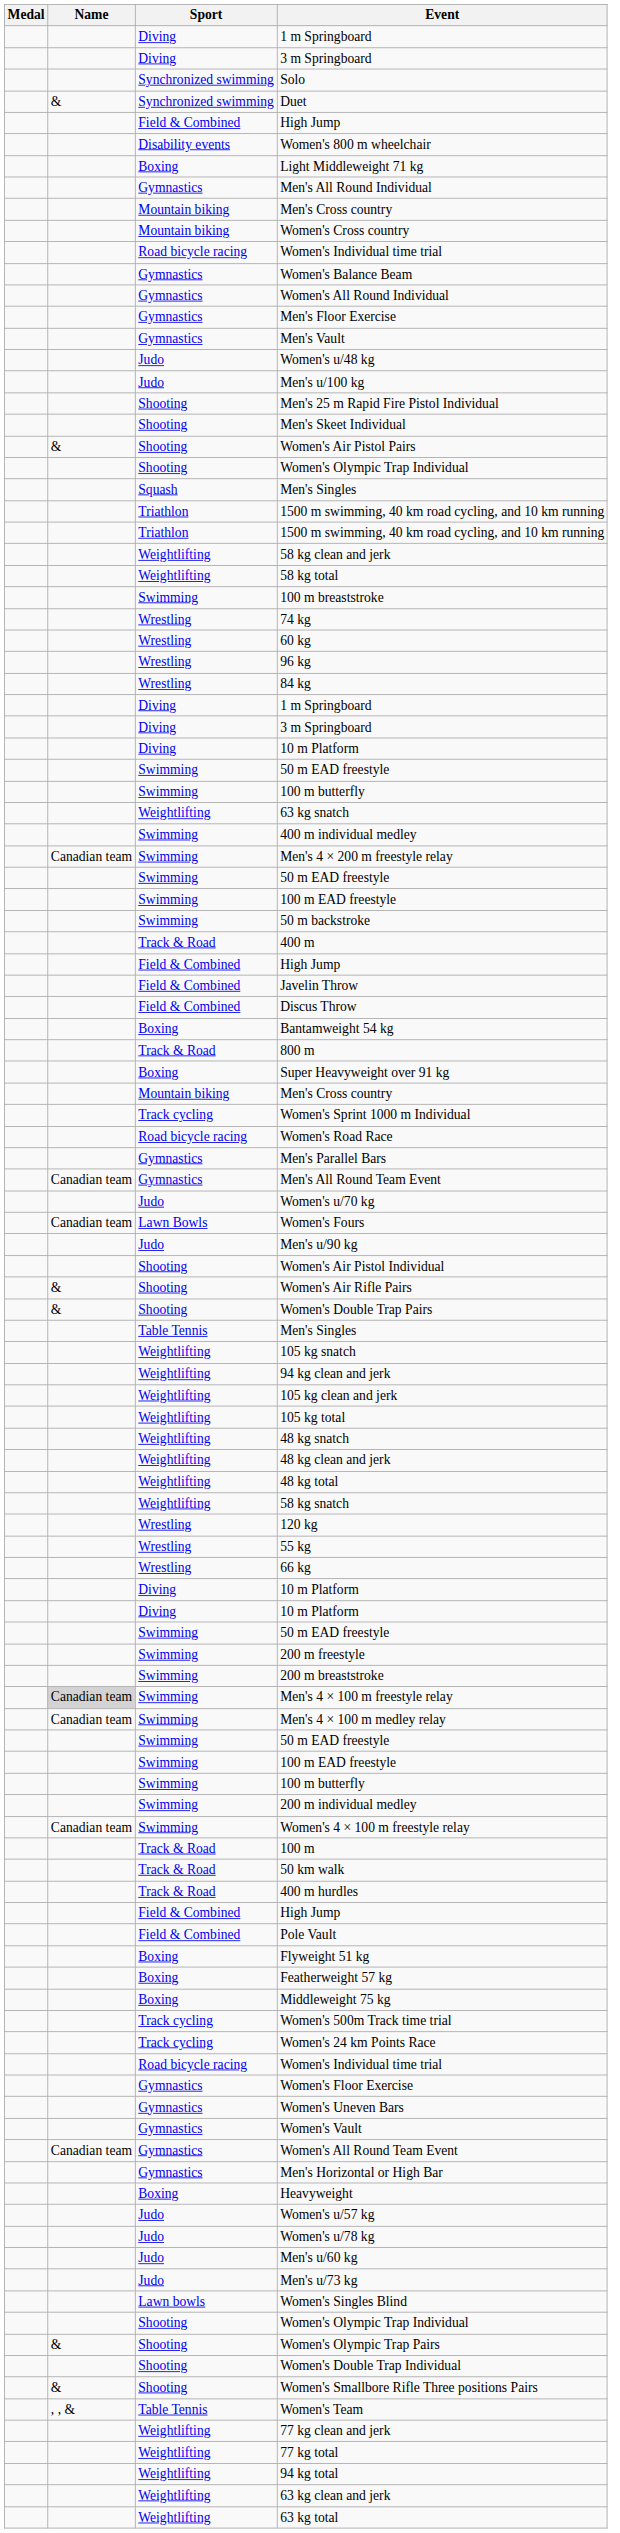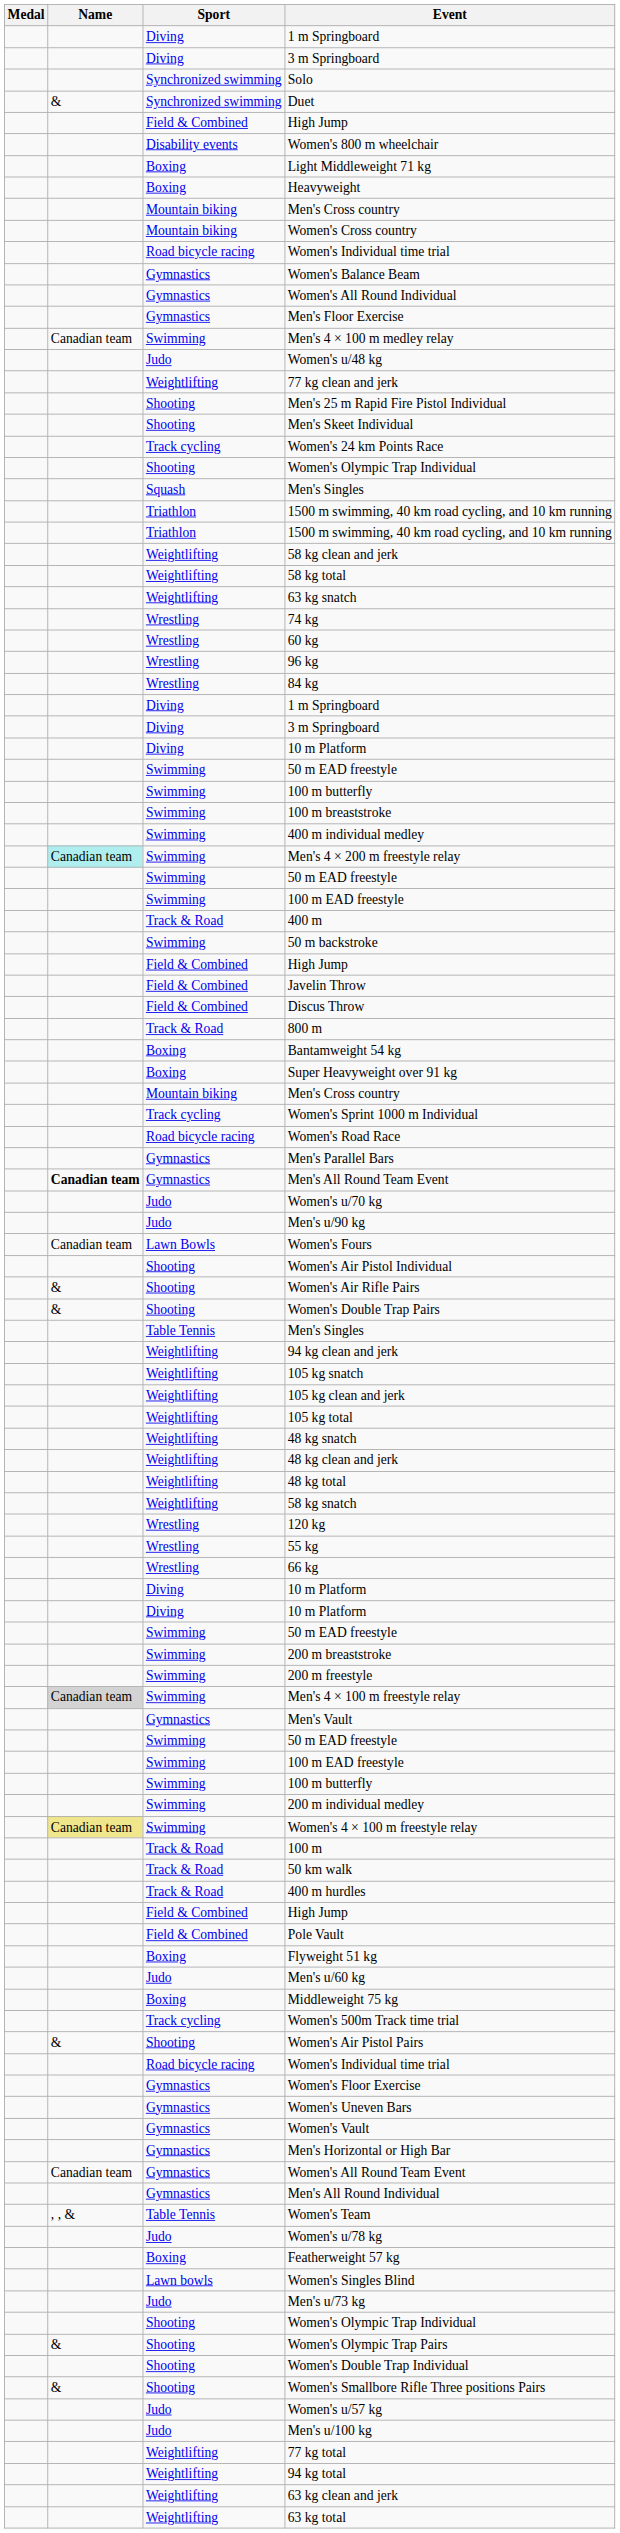rows swapped: (158, 2193) <-> (170, 187)
rows swapped: (170, 338) <-> (168, 1719)
rows swapped: (151, 381) <-> (174, 2430)
rows swapped: (163, 446) <-> (176, 2042)
rows swapped: (174, 813) <-> (168, 597)
(91, 856) no background -> (91, 856) paleturquoise background
rows swapped: (168, 921) <-> (177, 942)
rows swapped: (177, 1050) <-> (158, 1029)
(91, 1179) normal -> (95, 1179) bold
rows swapped: (151, 1244) <-> (173, 1223)
rows swapped: (174, 1374) <-> (174, 1352)
rows swapped: (168, 1654) <-> (168, 1676)
(91, 1827) no background -> (91, 1827) khaki background
rows swapped: (158, 1978) <-> (151, 2258)
rows swapped: (170, 2150) <-> (170, 2172)
rows swapped: (151, 2215) <-> (173, 2409)
rows swapped: (151, 2280) <-> (172, 2301)
